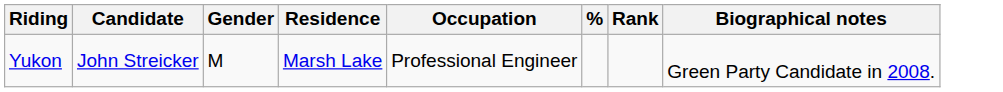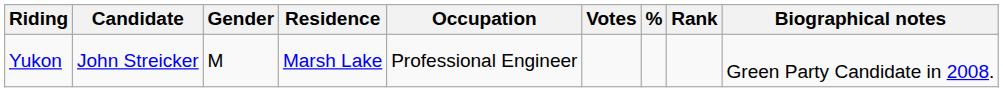+ column: (611, 19)
